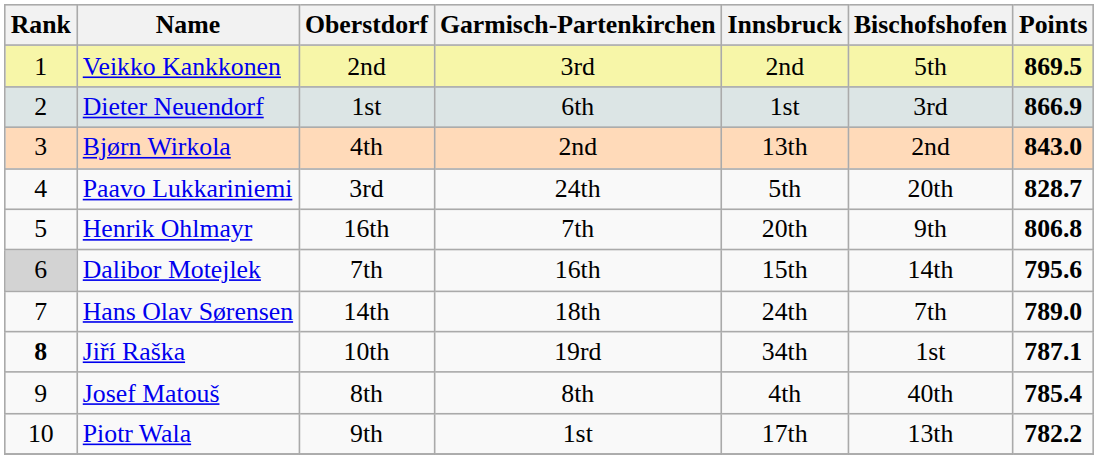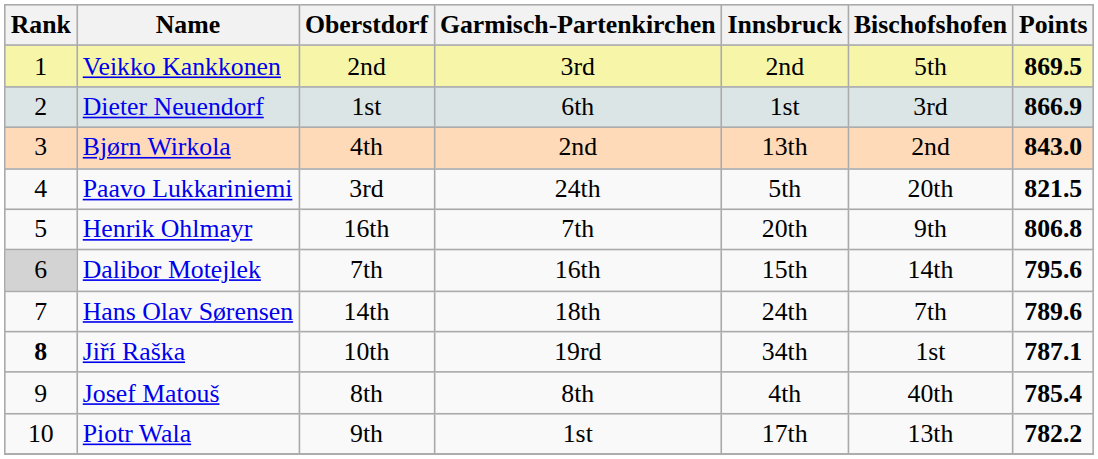(1053, 188) 828.7 -> (1053, 188) 821.5
(1053, 310) 789.0 -> (1053, 310) 789.6
